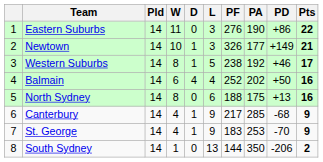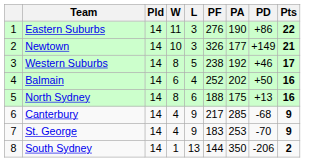- column: (194, 13)
